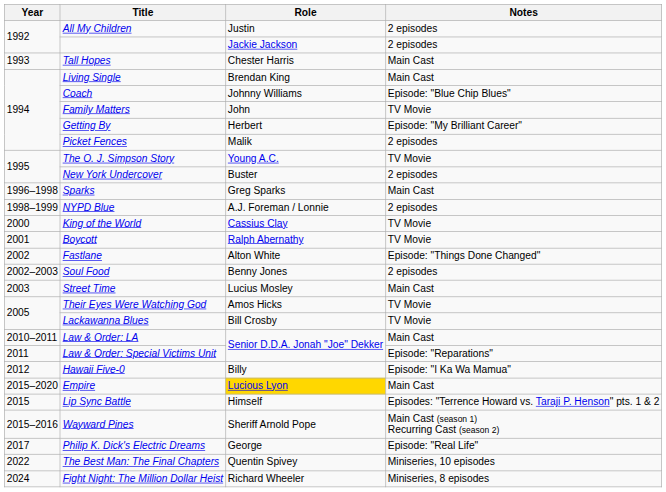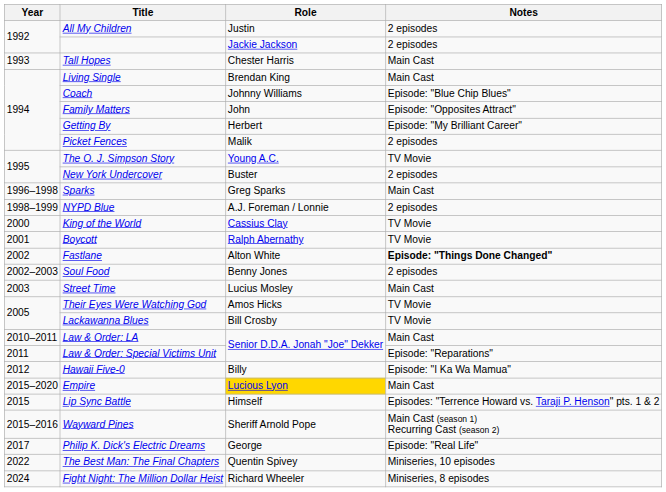(409, 110) TV Movie -> (452, 110) Episode: "Opposites Attract"
(464, 256) normal -> (470, 256) bold
